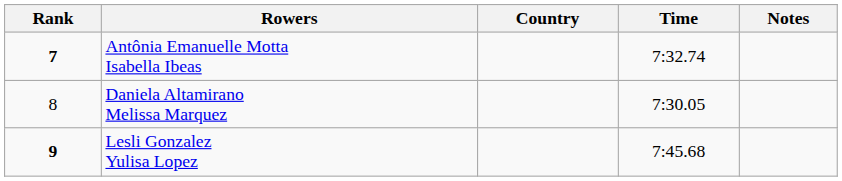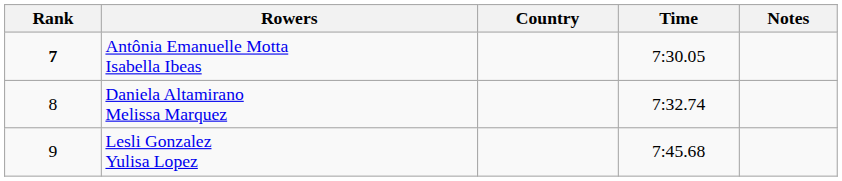(679, 56) 7:32.74 -> (679, 56) 7:30.05
(679, 103) 7:30.05 -> (679, 103) 7:32.74
(53, 151) bold -> (53, 151) normal
